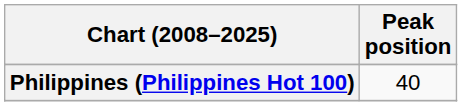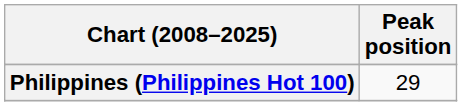(408, 82) 40 -> (408, 82) 29
